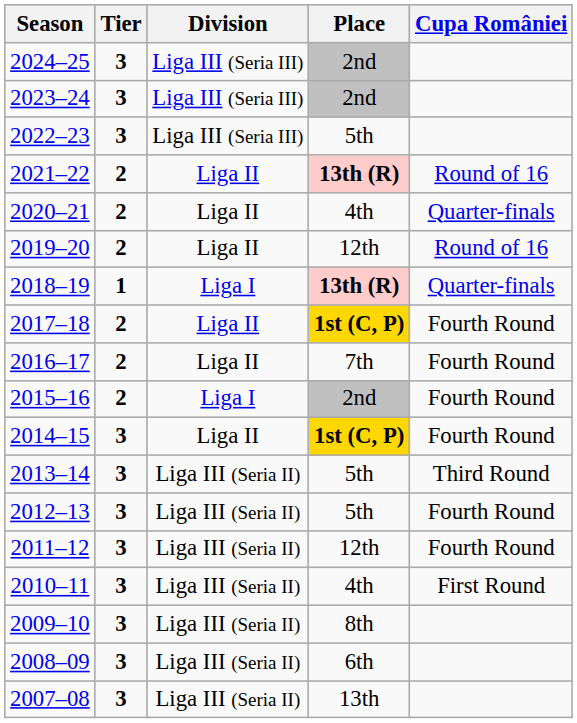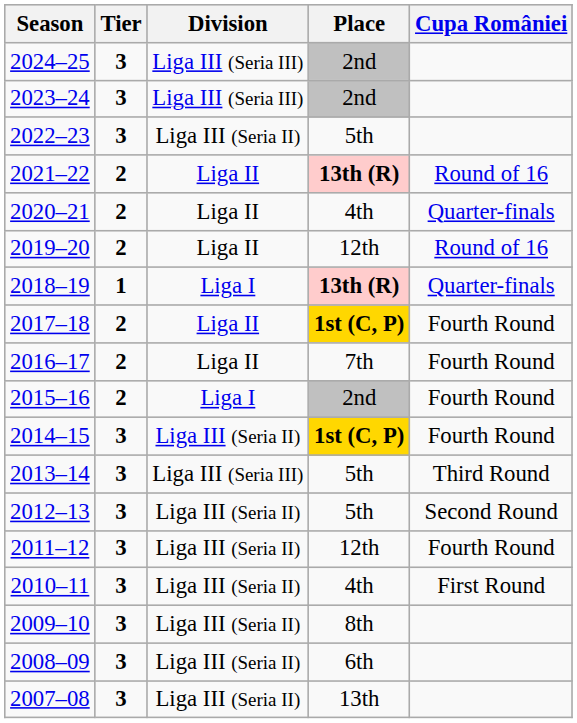(228, 136) Liga III (Seria III) -> (228, 136) Liga III (Seria II)
(228, 436) Liga II -> (228, 436) Liga III (Seria II)
(228, 473) Liga III (Seria II) -> (228, 473) Liga III (Seria III)
(491, 511) Fourth Round -> (491, 511) Second Round
